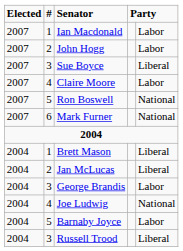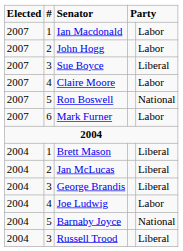(157, 117) National -> (151, 117) Labor
(151, 186) Labor -> (154, 186) Liberal
(157, 203) National -> (151, 203) Labor
(151, 221) Labor -> (157, 221) National
